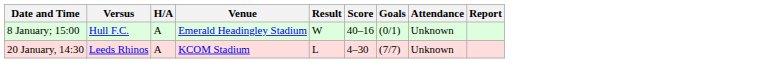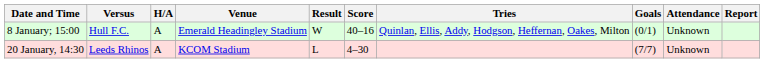+ column: (504, 13)
